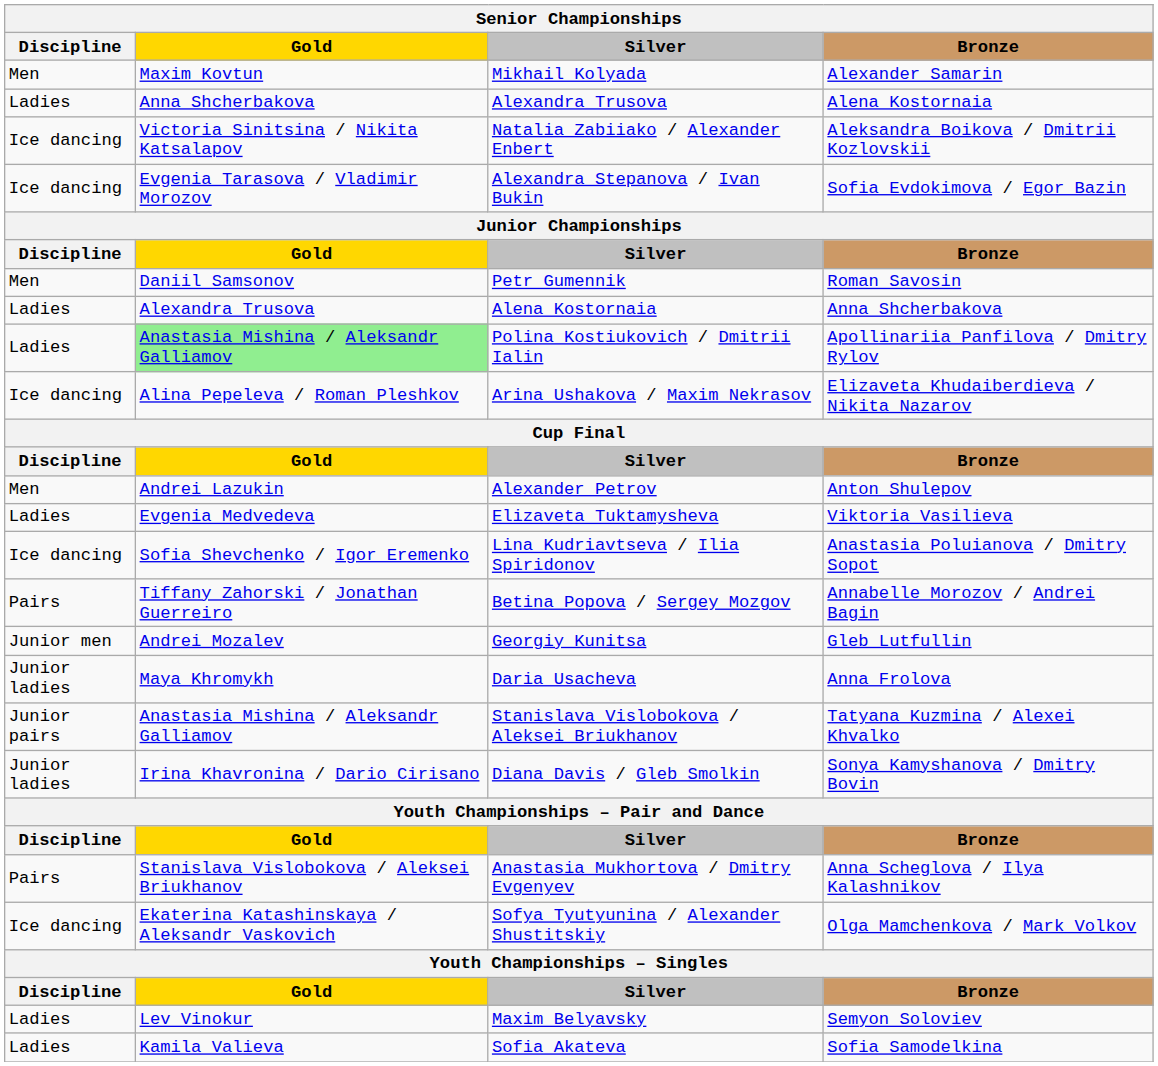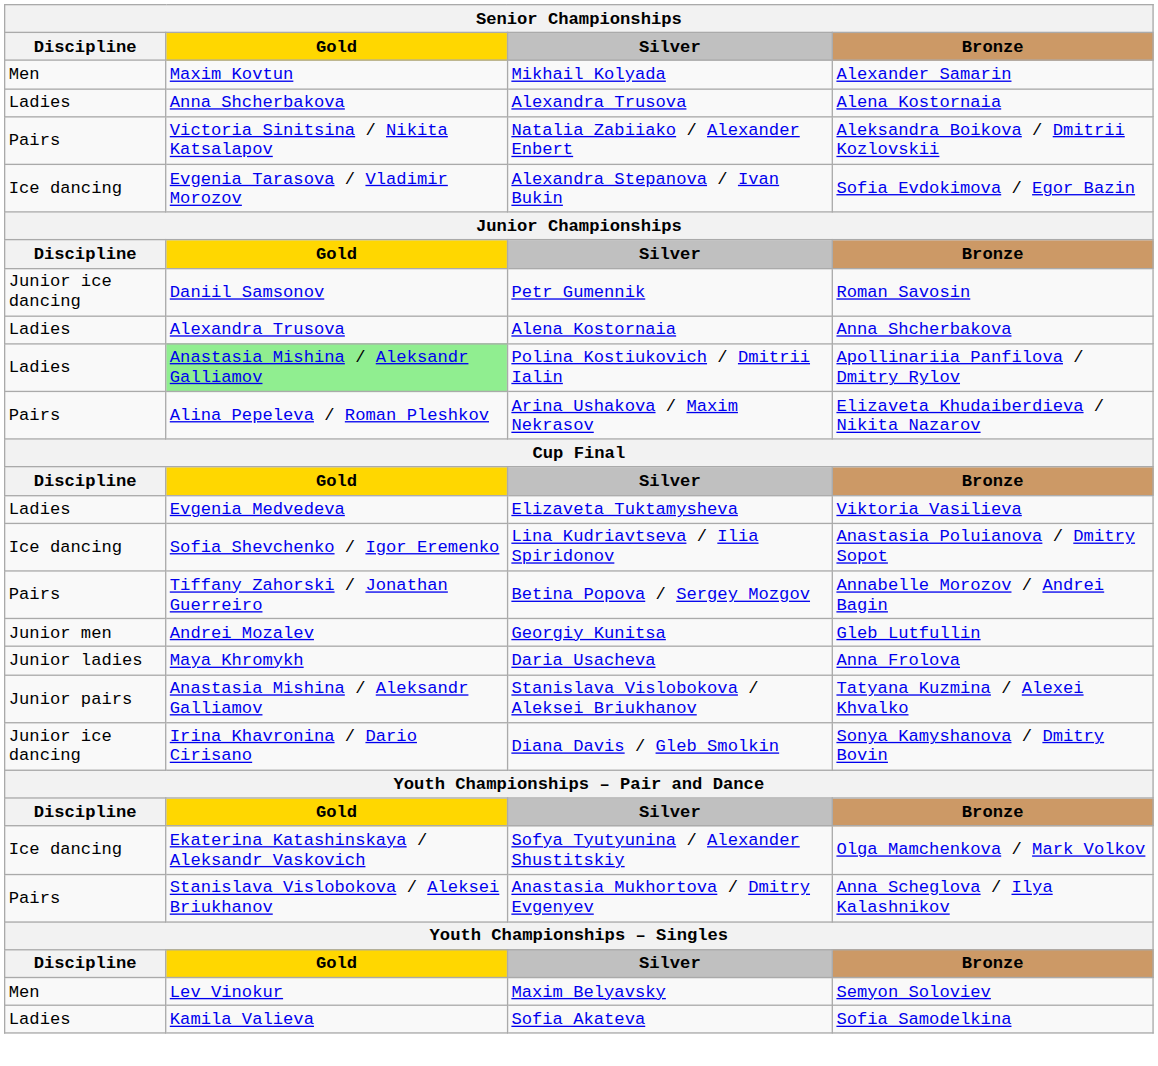(65, 140) Ice dancing -> (34, 140) Pairs
(24, 282) Men -> (60, 292) Junior ice dancing
(65, 396) Ice dancing -> (34, 415) Pairs
- row: (574, 489)
(40, 774) Junior ladies -> (60, 746) Junior ice dancing
rows swapped: (641, 878) <-> (636, 926)
(40, 1020) Ladies -> (24, 992) Men
